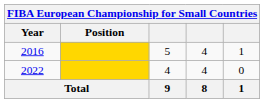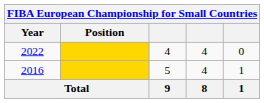rows swapped: (32, 51) <-> (32, 70)
